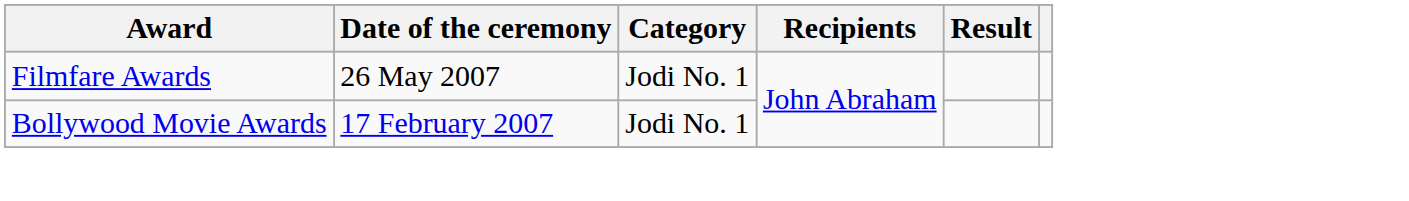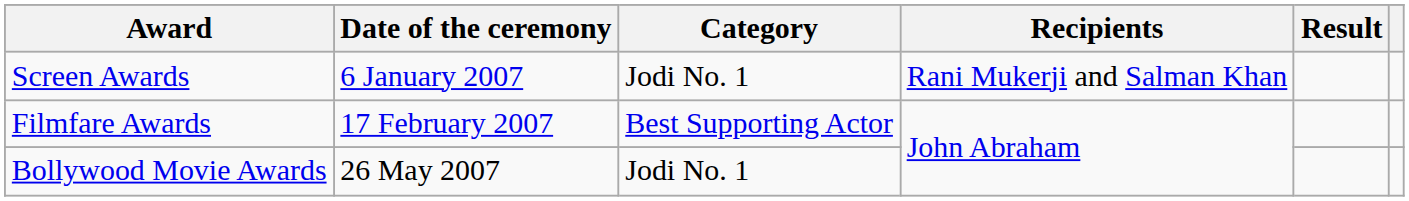+ row: (101, 75)
(420, 75) 26 May 2007 -> (447, 123) 17 February 2007
(687, 75) Jodi No. 1 -> (759, 123) Best Supporting Actor
(447, 123) 17 February 2007 -> (420, 170) 26 May 2007
